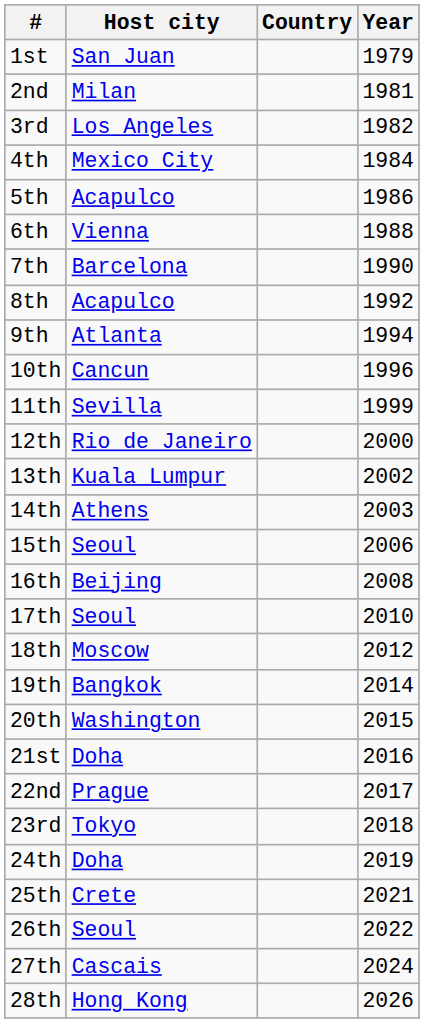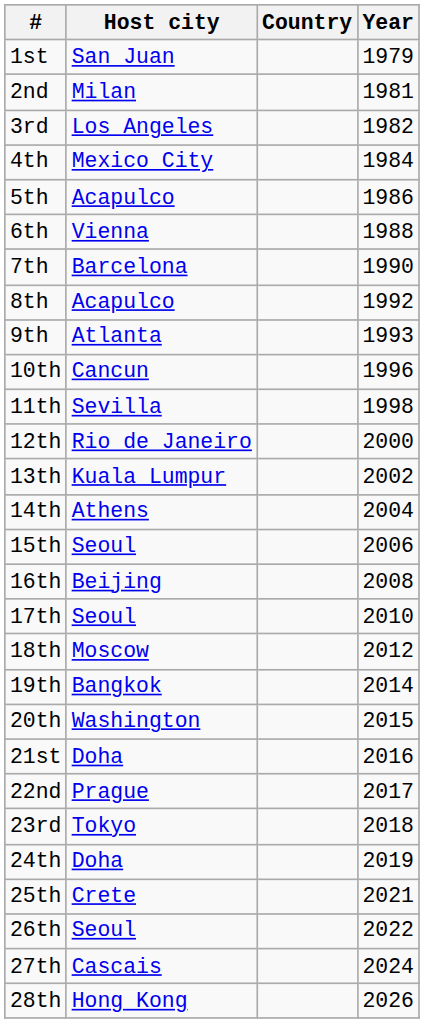(388, 337) 1994 -> (388, 337) 1993
(388, 407) 1999 -> (388, 407) 1998
(388, 512) 2003 -> (388, 512) 2004
